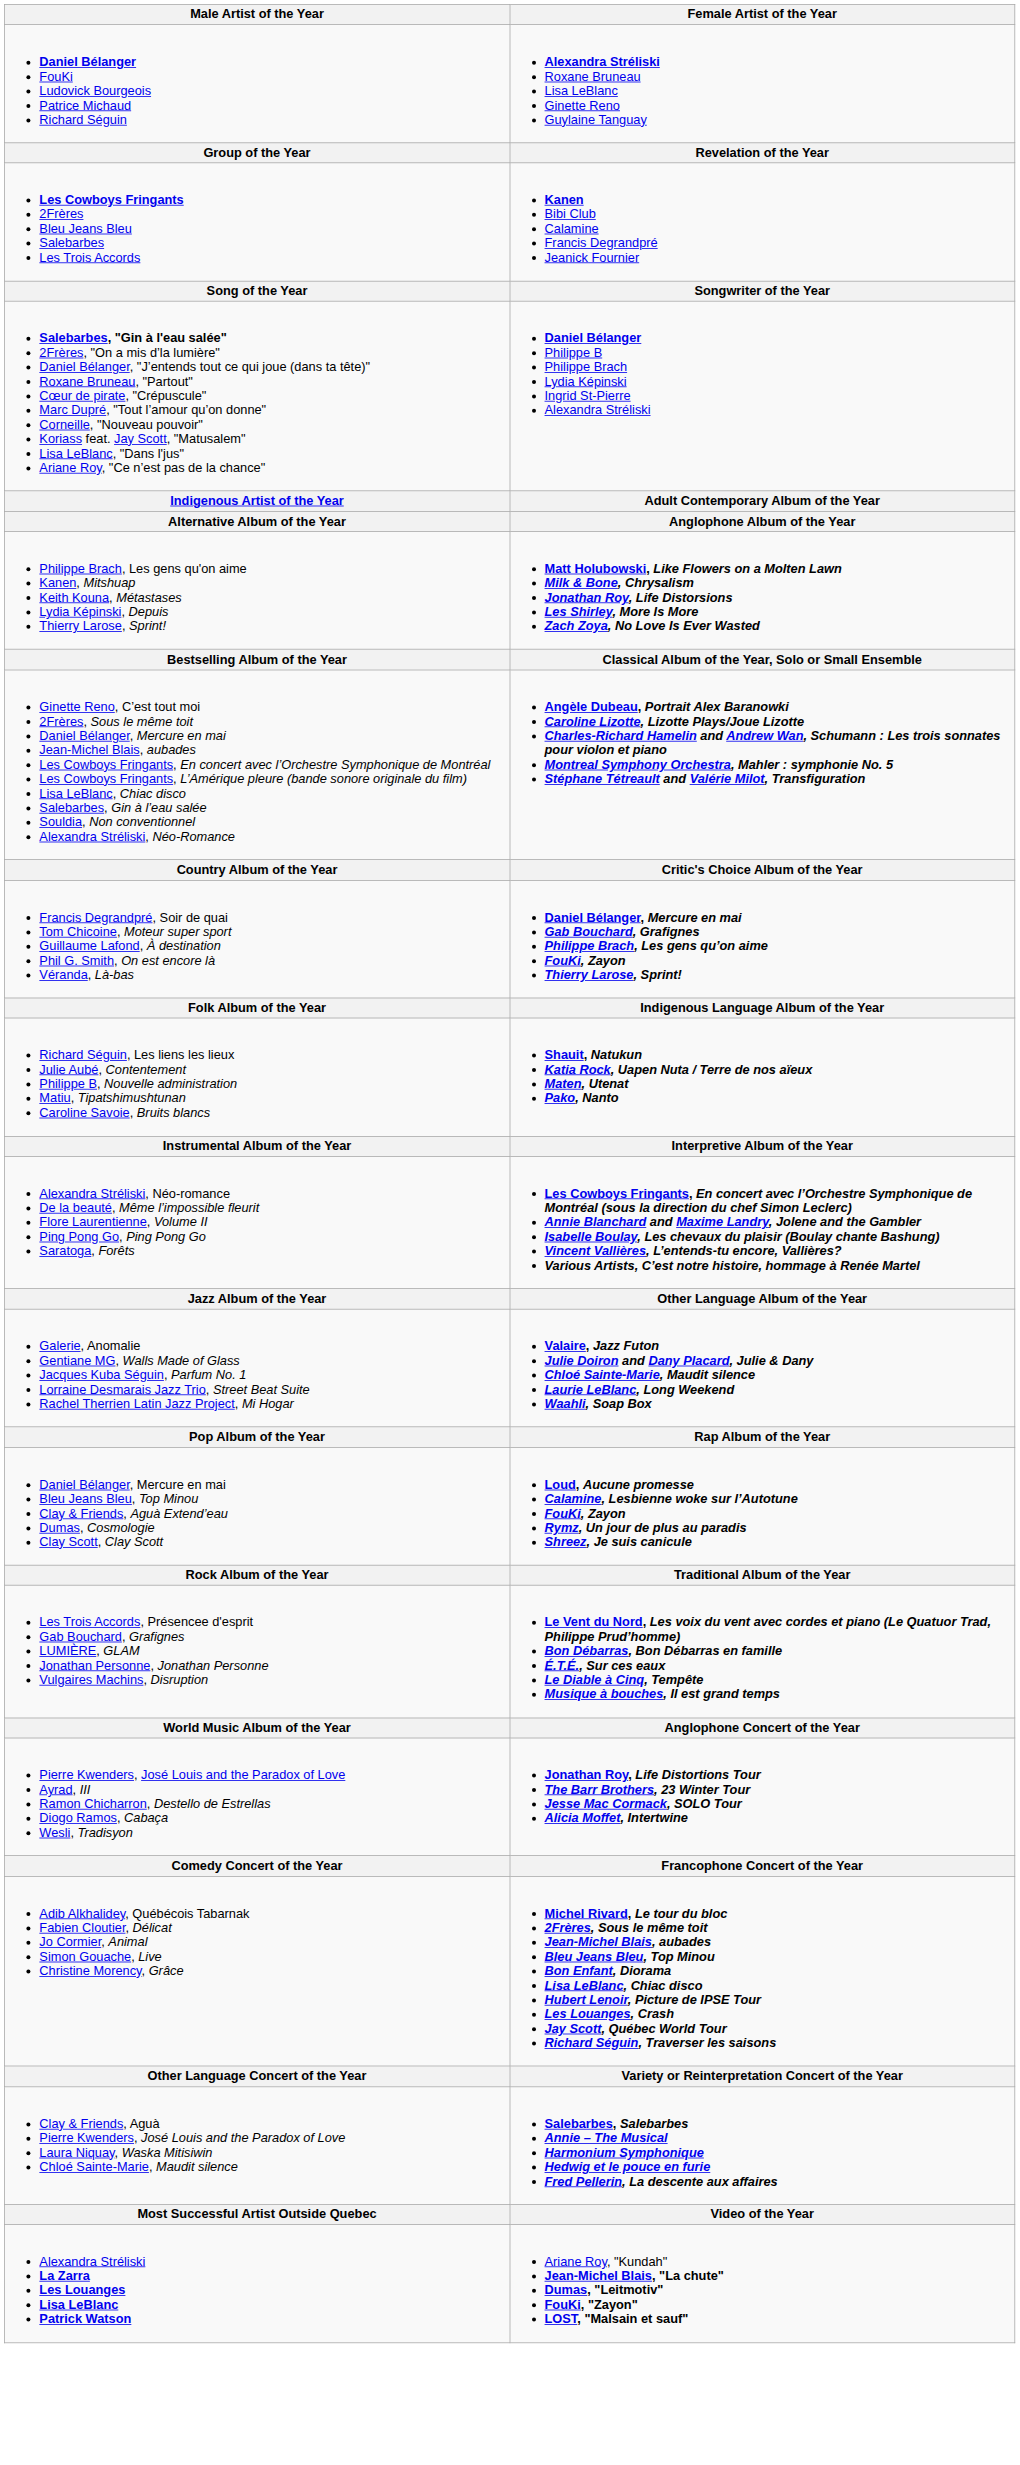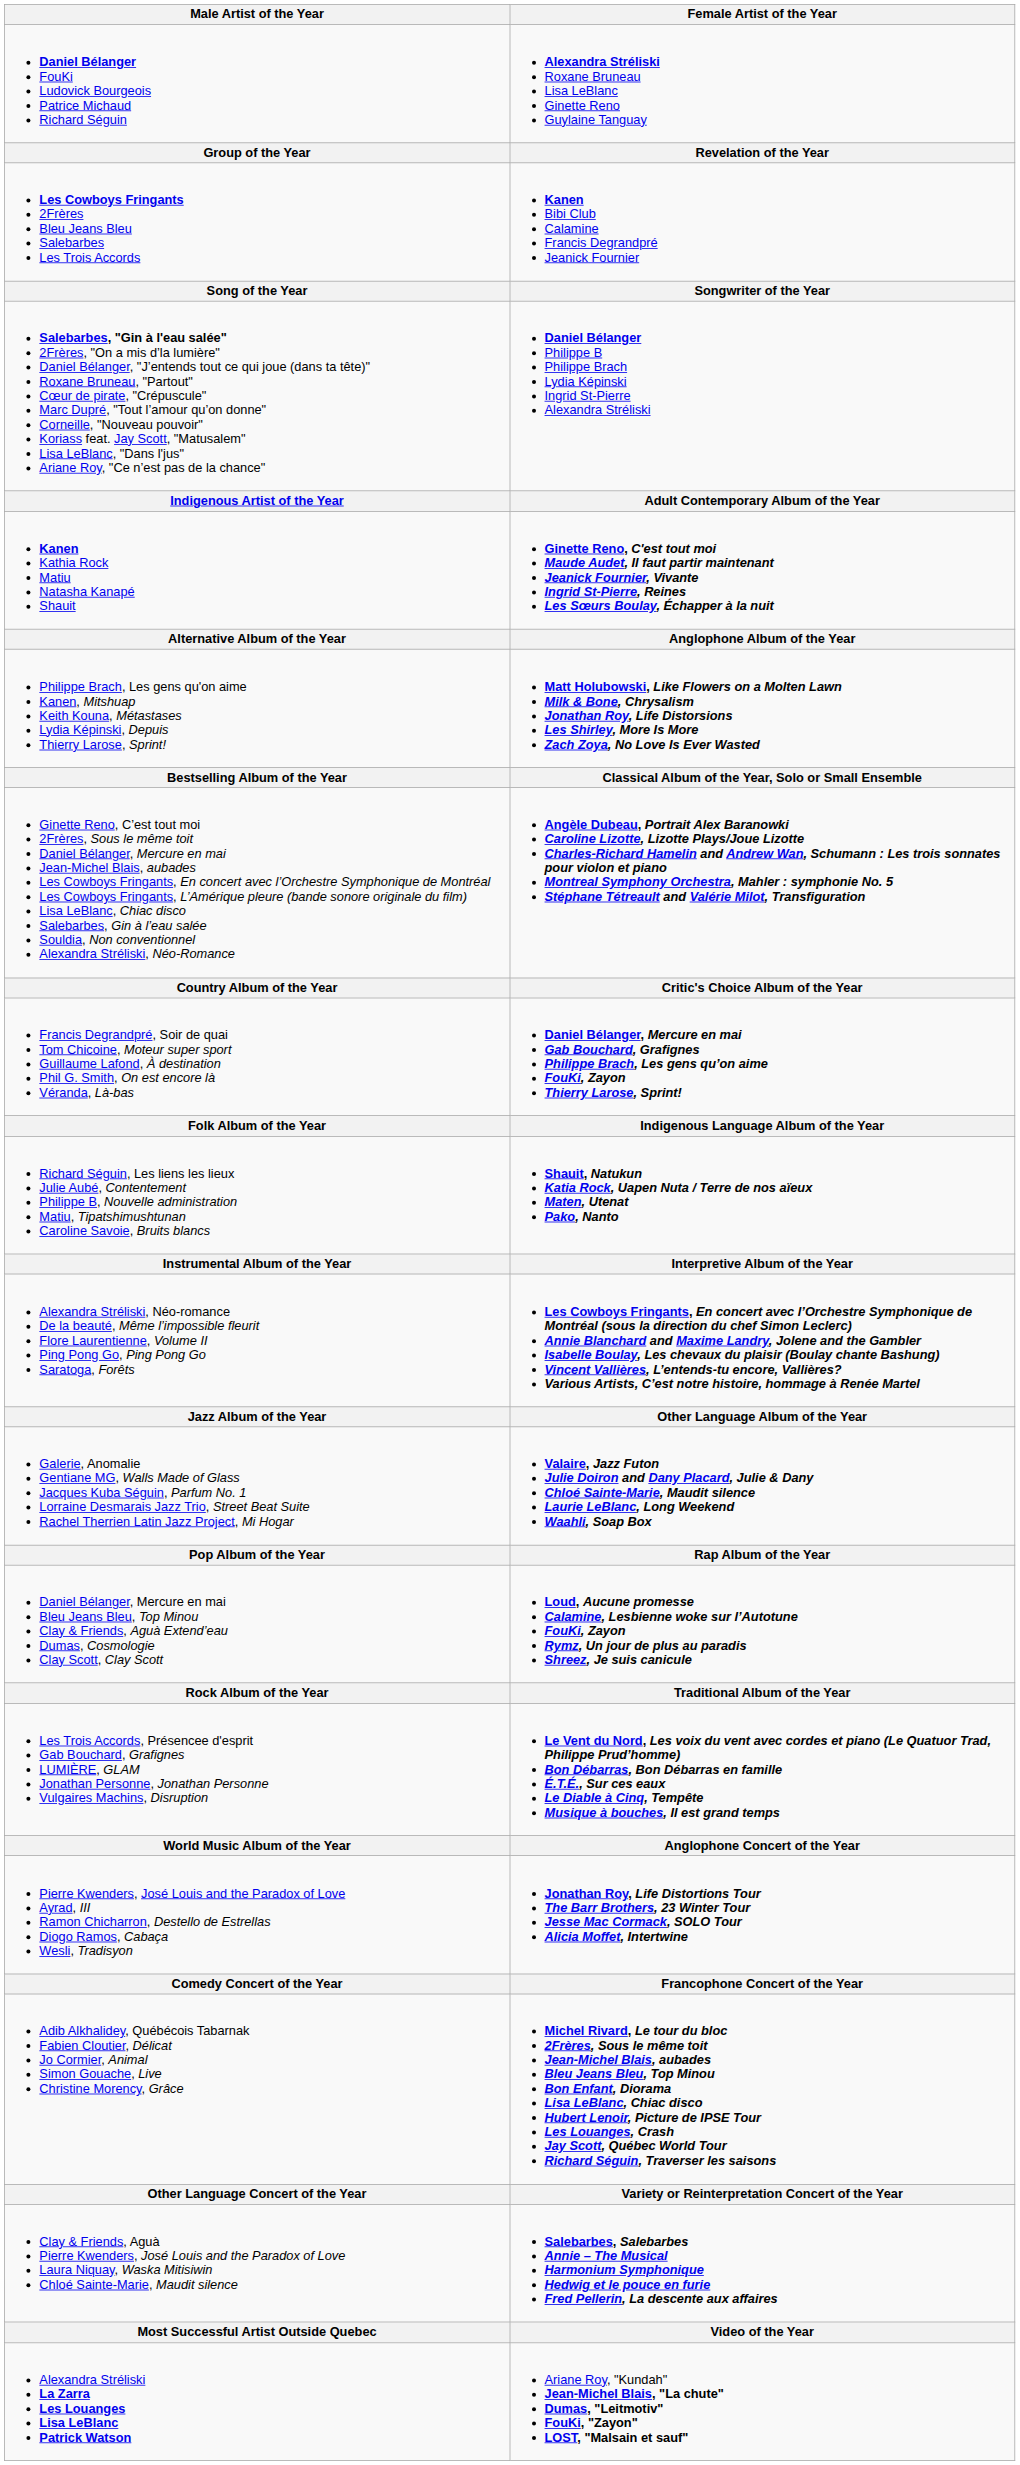+ row: (257, 577)
